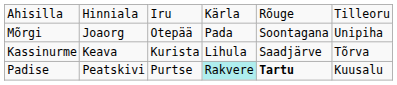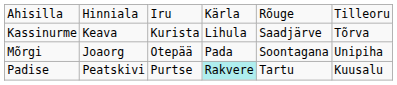rows swapped: (42, 52) <-> (25, 33)
(277, 70) bold -> (277, 70) normal
